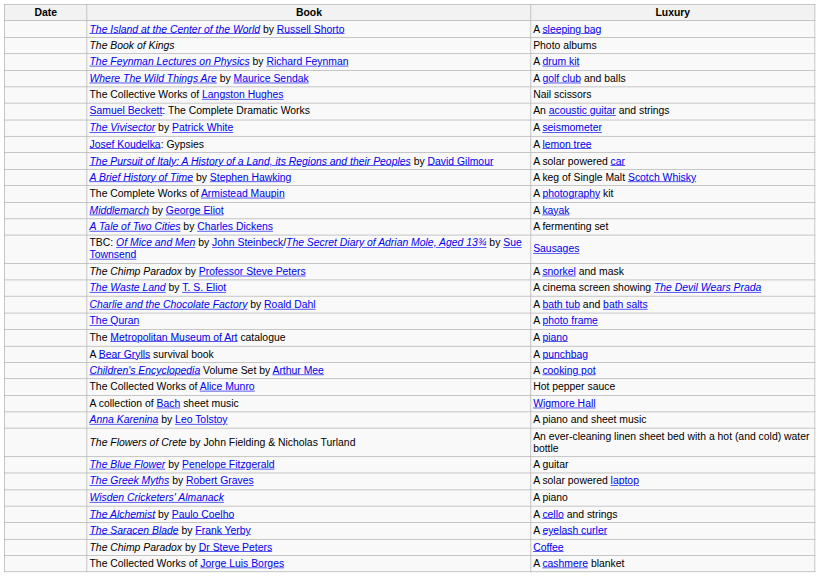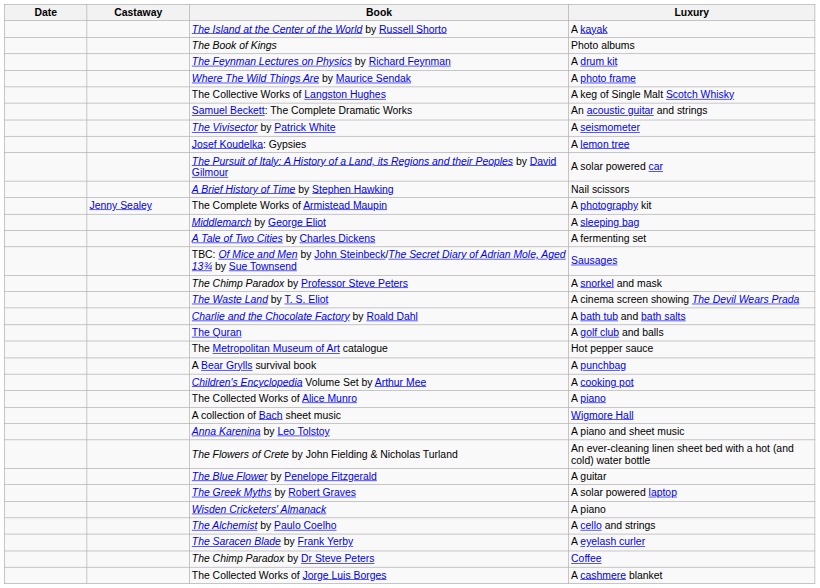+ column: (138, 12)
(567, 29) A sleeping bag -> (589, 29) A kayak
(579, 78) A golf club and balls -> (603, 78) A photo frame
(562, 95) Nail scissors -> (653, 95) A keg of Single Malt Scotch Whisky
(615, 177) A keg of Single Malt Scotch Whisky -> (600, 189) Nail scissors
(551, 210) A kayak -> (605, 222) A sleeping bag
(566, 321) A photo frame -> (617, 333) A golf club and balls
(550, 337) A piano -> (612, 349) Hot pepper sauce
(574, 387) Hot pepper sauce -> (588, 399) A piano
